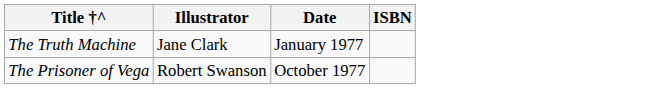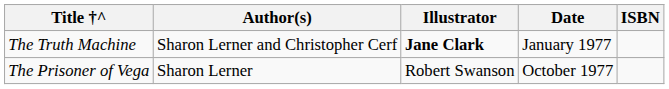+ column: (277, 17)
(192, 44) normal -> (444, 44) bold
